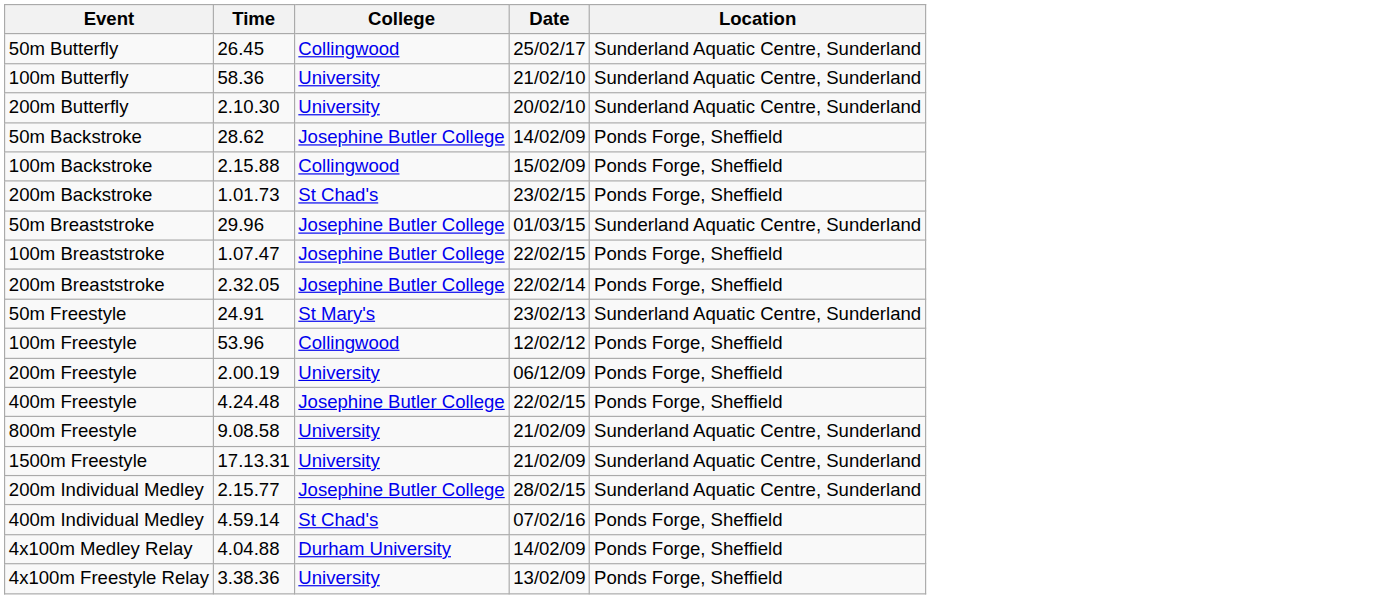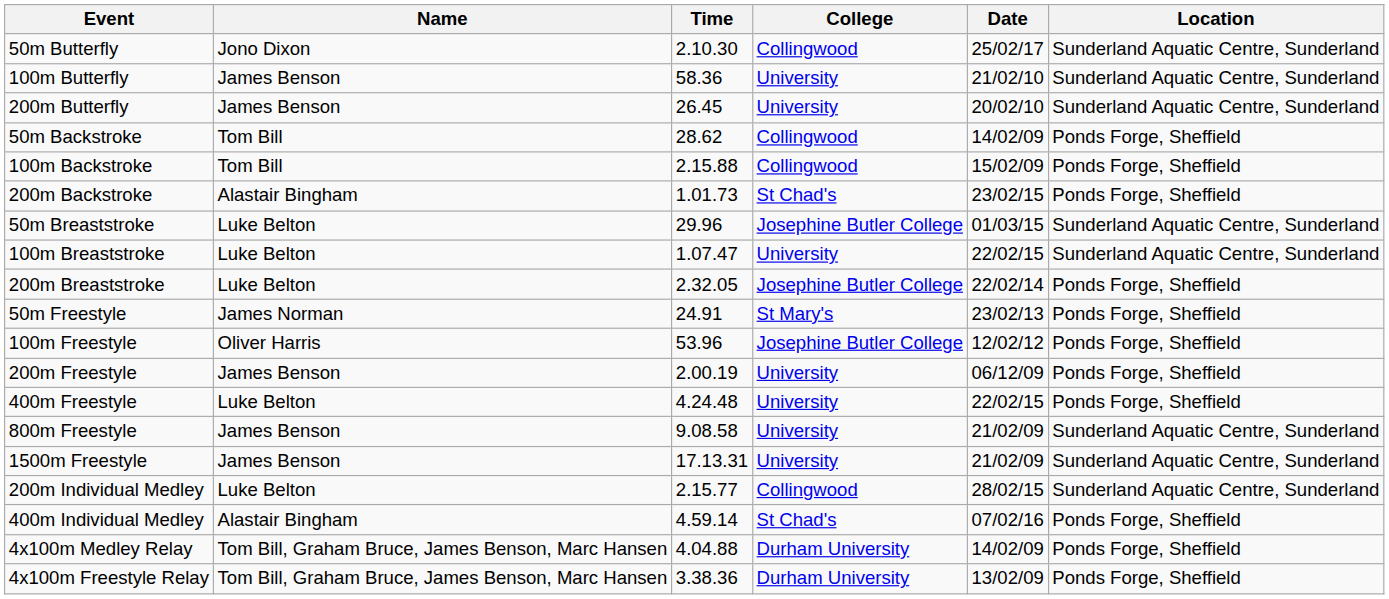+ column: (442, 19)
(241, 48) 26.45 -> (707, 48) 2.10.30
(248, 107) 2.10.30 -> (699, 107) 26.45
(402, 136) Josephine Butler College -> (807, 136) Collingwood
(402, 254) Josephine Butler College -> (797, 254) University
(688, 254) Ponds Forge, Sheffield -> (1216, 254) Sunderland Aquatic Centre, Sunderland
(758, 313) Sunderland Aquatic Centre, Sunderland -> (1147, 313) Ponds Forge, Sheffield
(349, 343) Collingwood -> (860, 343) Josephine Butler College
(402, 401) Josephine Butler College -> (797, 401) University
(402, 490) Josephine Butler College -> (807, 490) Collingwood
(339, 578) University -> (833, 578) Durham University
